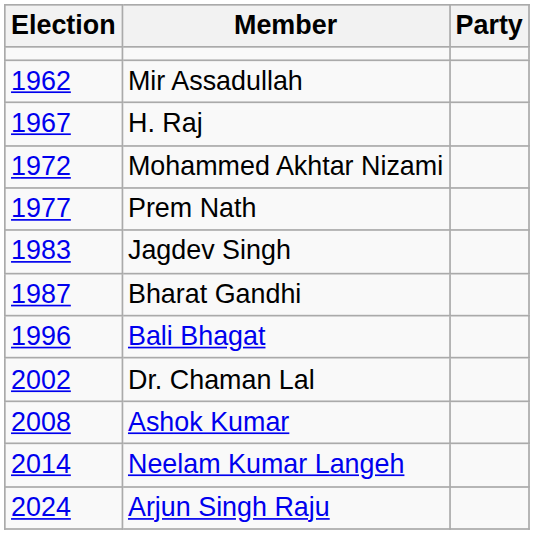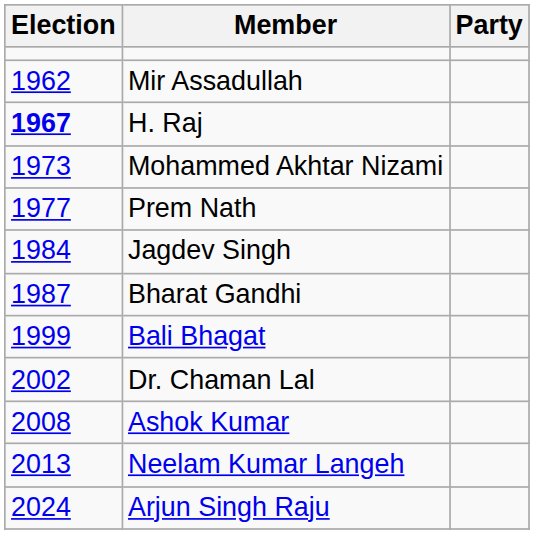(41, 123) normal -> (41, 123) bold
(41, 166) 1972 -> (41, 166) 1973
(41, 251) 1983 -> (41, 251) 1984
(41, 336) 1996 -> (41, 336) 1999
(41, 464) 2014 -> (41, 464) 2013
